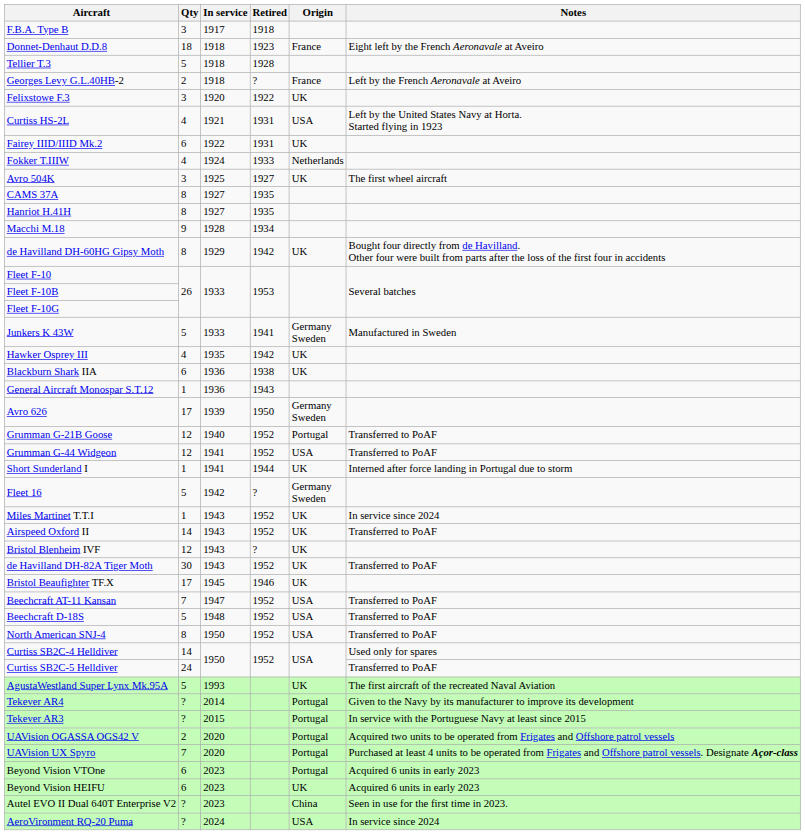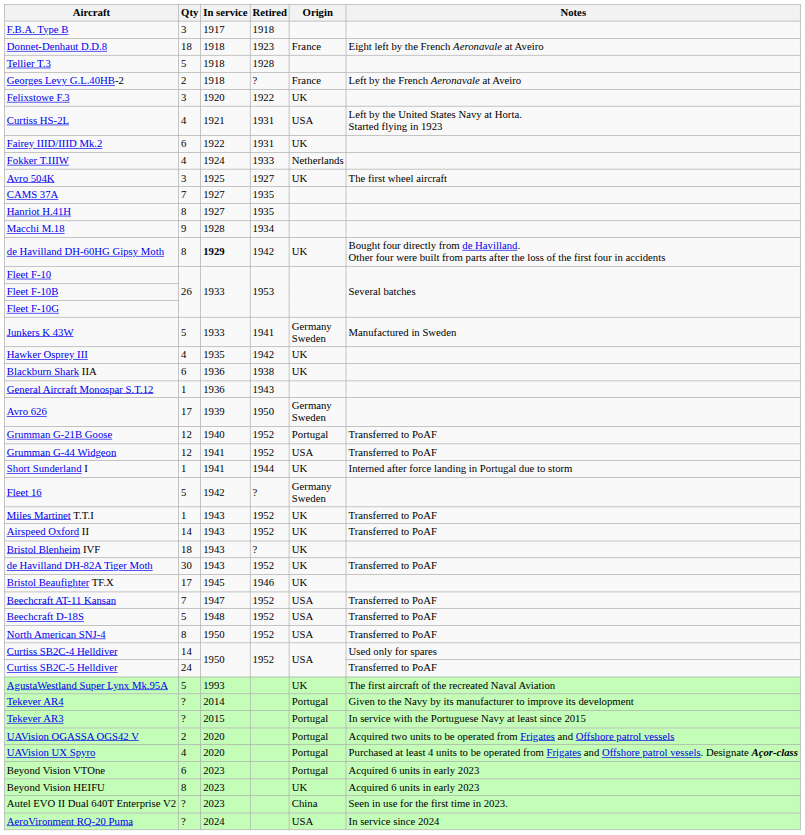(184, 195) 8 -> (184, 195) 7
(214, 252) normal -> (214, 252) bold
(394, 515) In service since 2024 -> (393, 515) Transferred to PoAF
(186, 549) 12 -> (186, 549) 18
(184, 753) 7 -> (184, 753) 4
(184, 787) 6 -> (184, 787) 8
